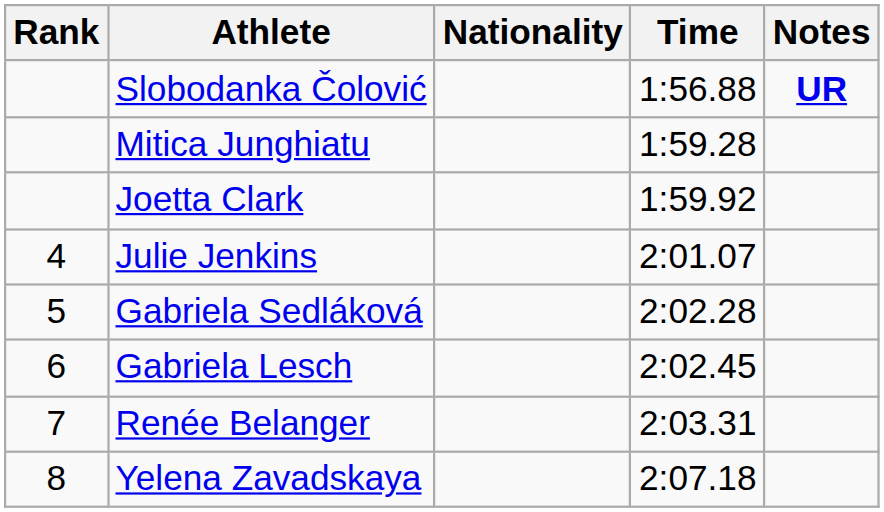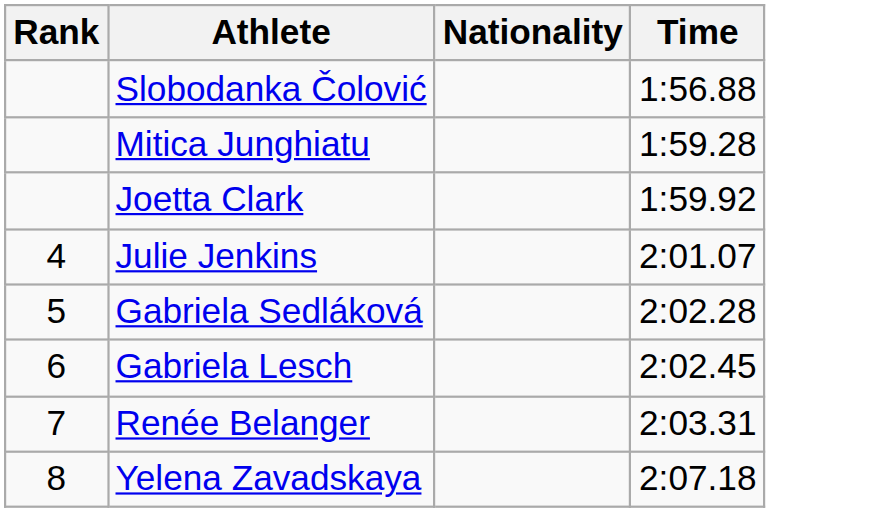- column: (822, 32)
